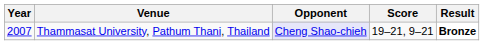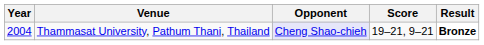(19, 31) 2007 -> (19, 31) 2004
